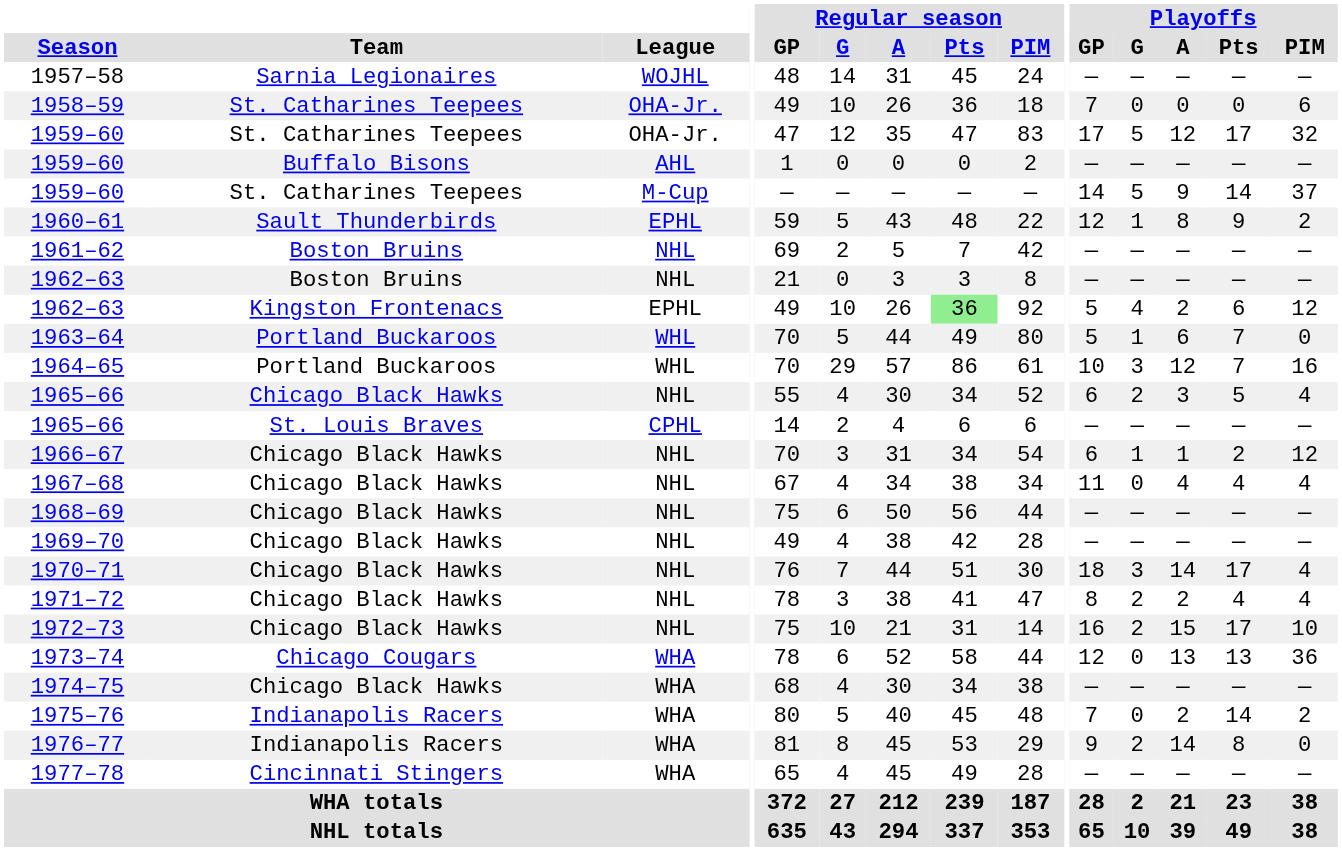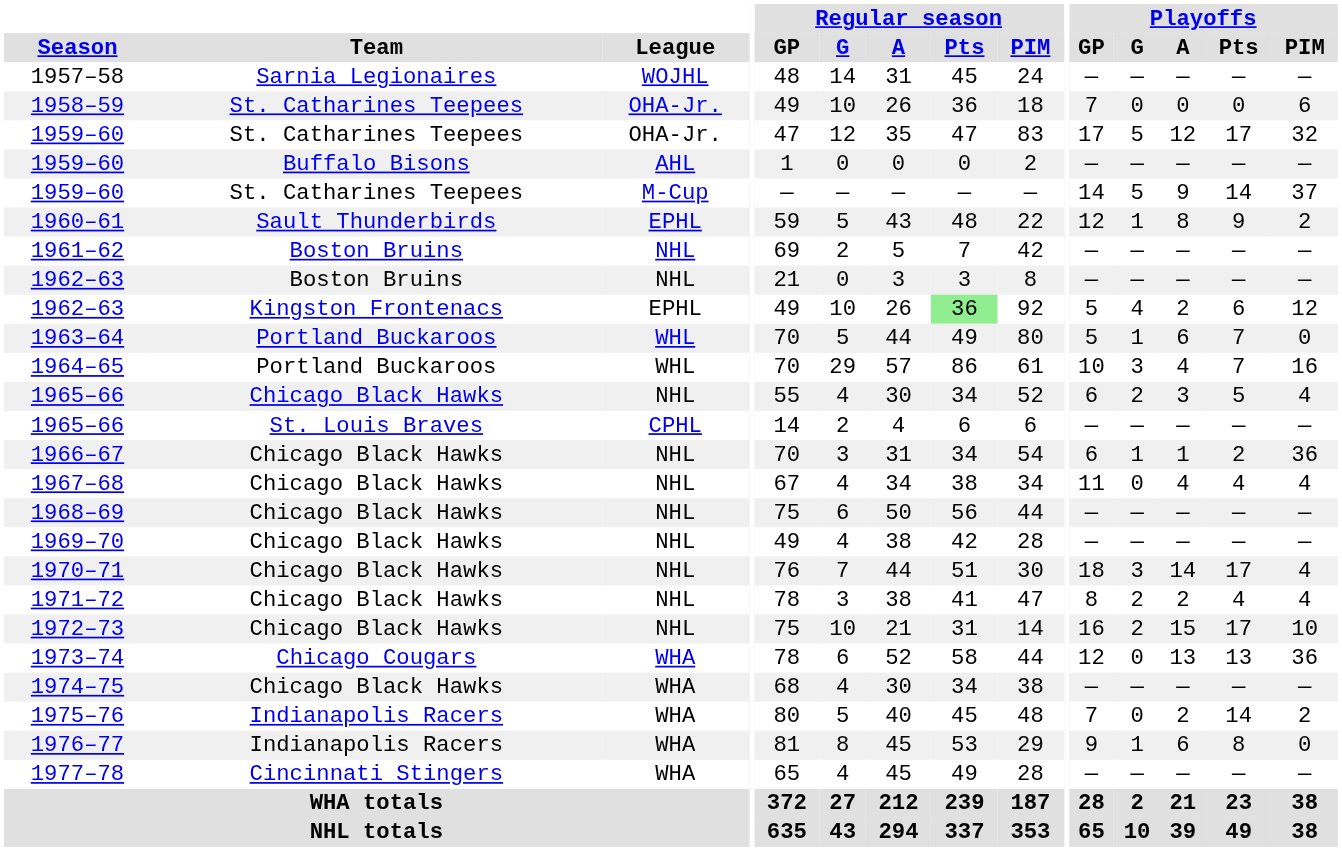(1183, 367) 12 -> (1183, 367) 4
(1305, 455) 12 -> (1305, 455) 36
(1137, 745) 2 -> (1137, 745) 1
(1183, 745) 14 -> (1183, 745) 6
